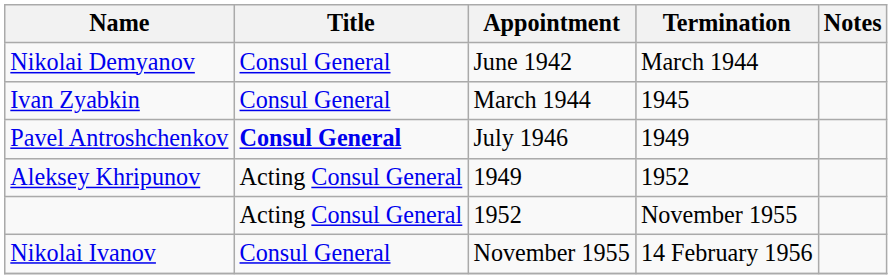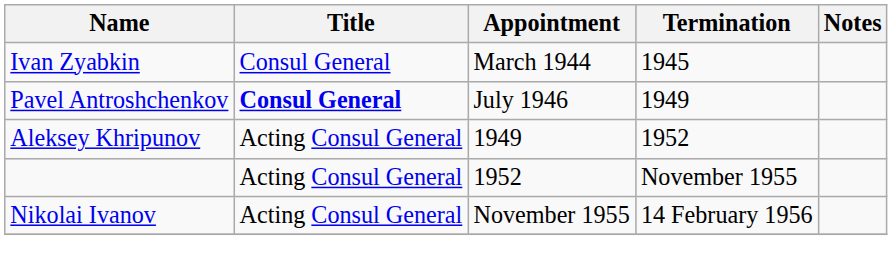- row: (103, 61)
(315, 253) Consul General -> (351, 215) Acting Consul General
